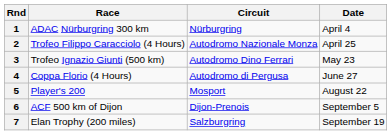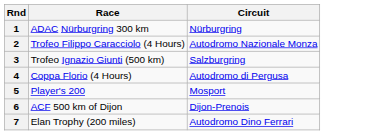- column: (353, 13)
(241, 60) Autodromo Dino Ferrari -> (217, 60) Salzburgring
(217, 122) Salzburgring -> (241, 122) Autodromo Dino Ferrari
